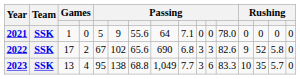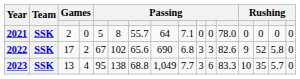(69, 33) 1 -> (69, 33) 2
(118, 33) 9 -> (118, 33) 8
(140, 33) 55.6 -> (140, 33) 55.7
